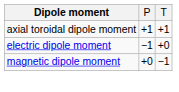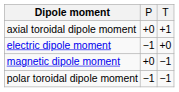(147, 29) +1 -> (149, 29) +0
+ row: (72, 78)
